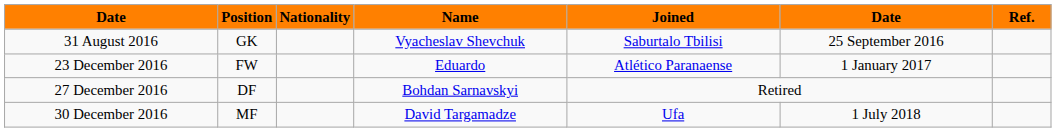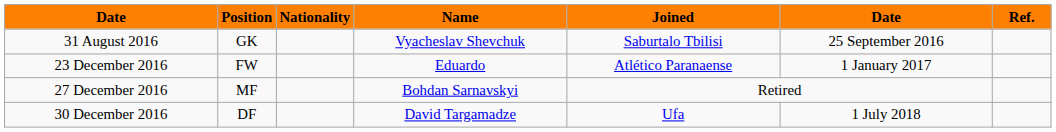(247, 90) DF -> (247, 90) MF
(247, 114) MF -> (247, 114) DF
